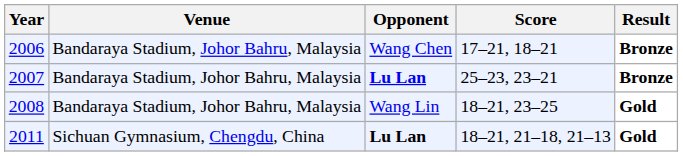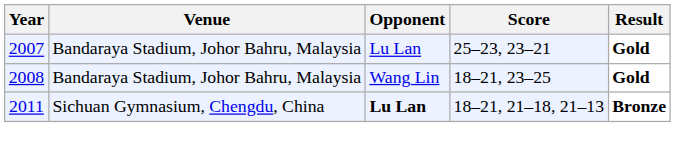- row: (26, 48)
(398, 77) bold -> (395, 48) normal
(646, 77) Bronze -> (631, 48) Gold
(638, 136) Gold -> (639, 107) Bronze
